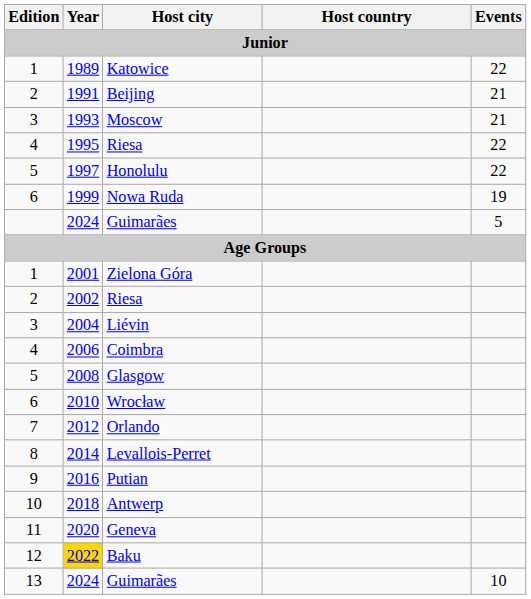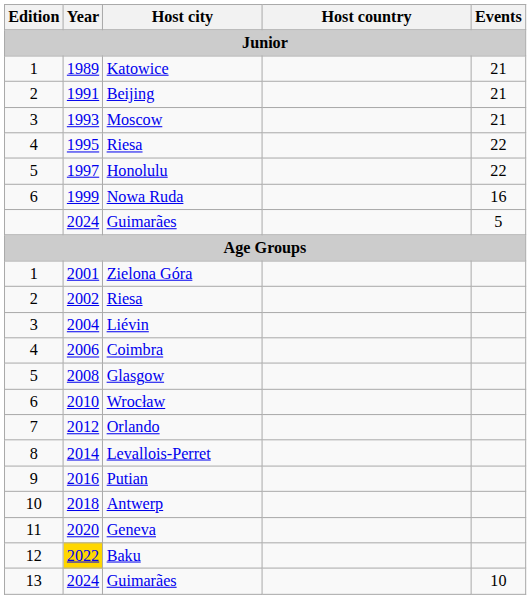(498, 68) 22 -> (498, 68) 21
(498, 196) 19 -> (498, 196) 16
